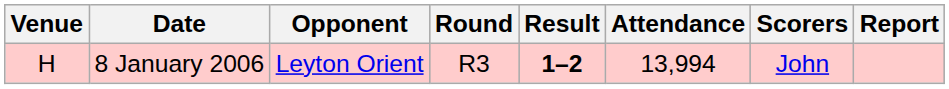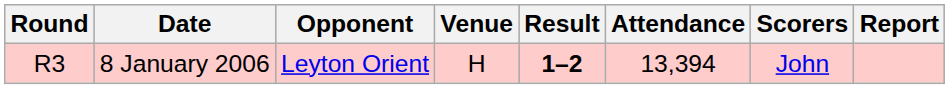columns swapped: (474, 24) <-> (47, 24)
(678, 63) 13,994 -> (678, 63) 13,394
